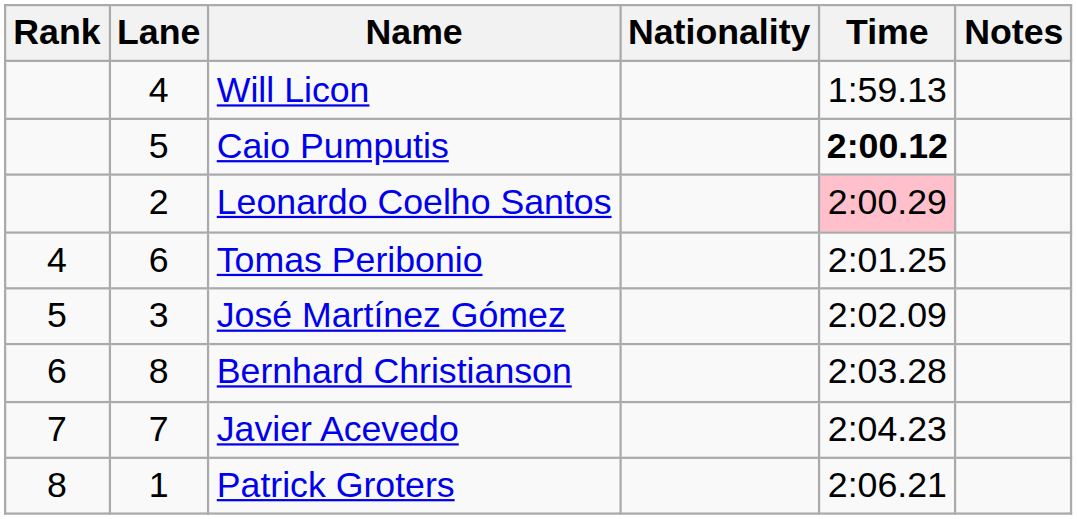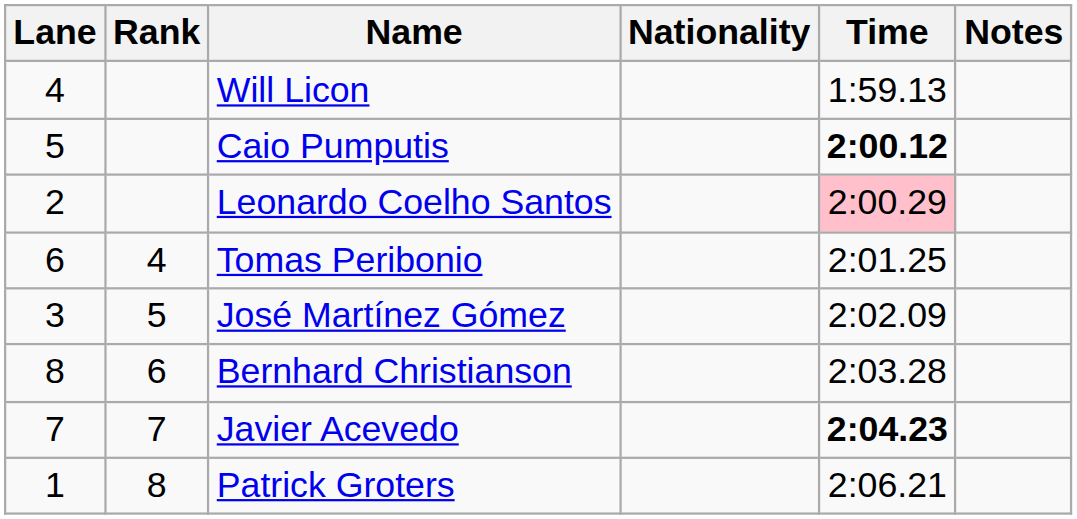columns swapped: (57, 32) <-> (159, 32)
(887, 428) normal -> (887, 428) bold
